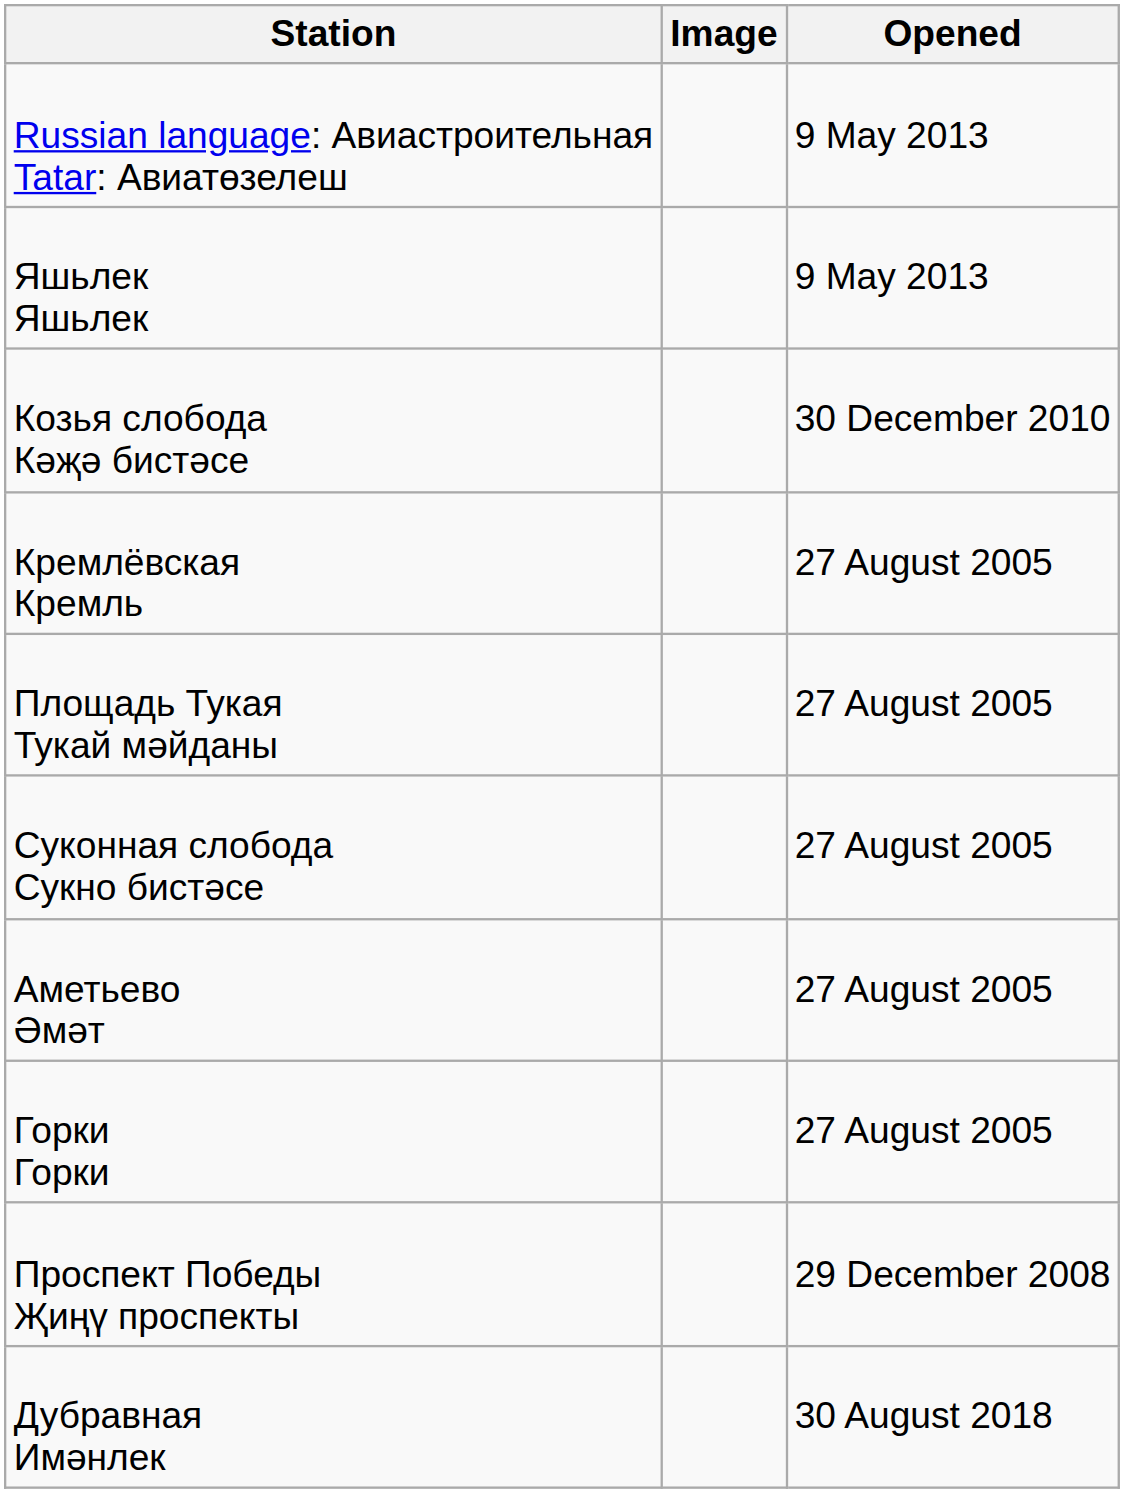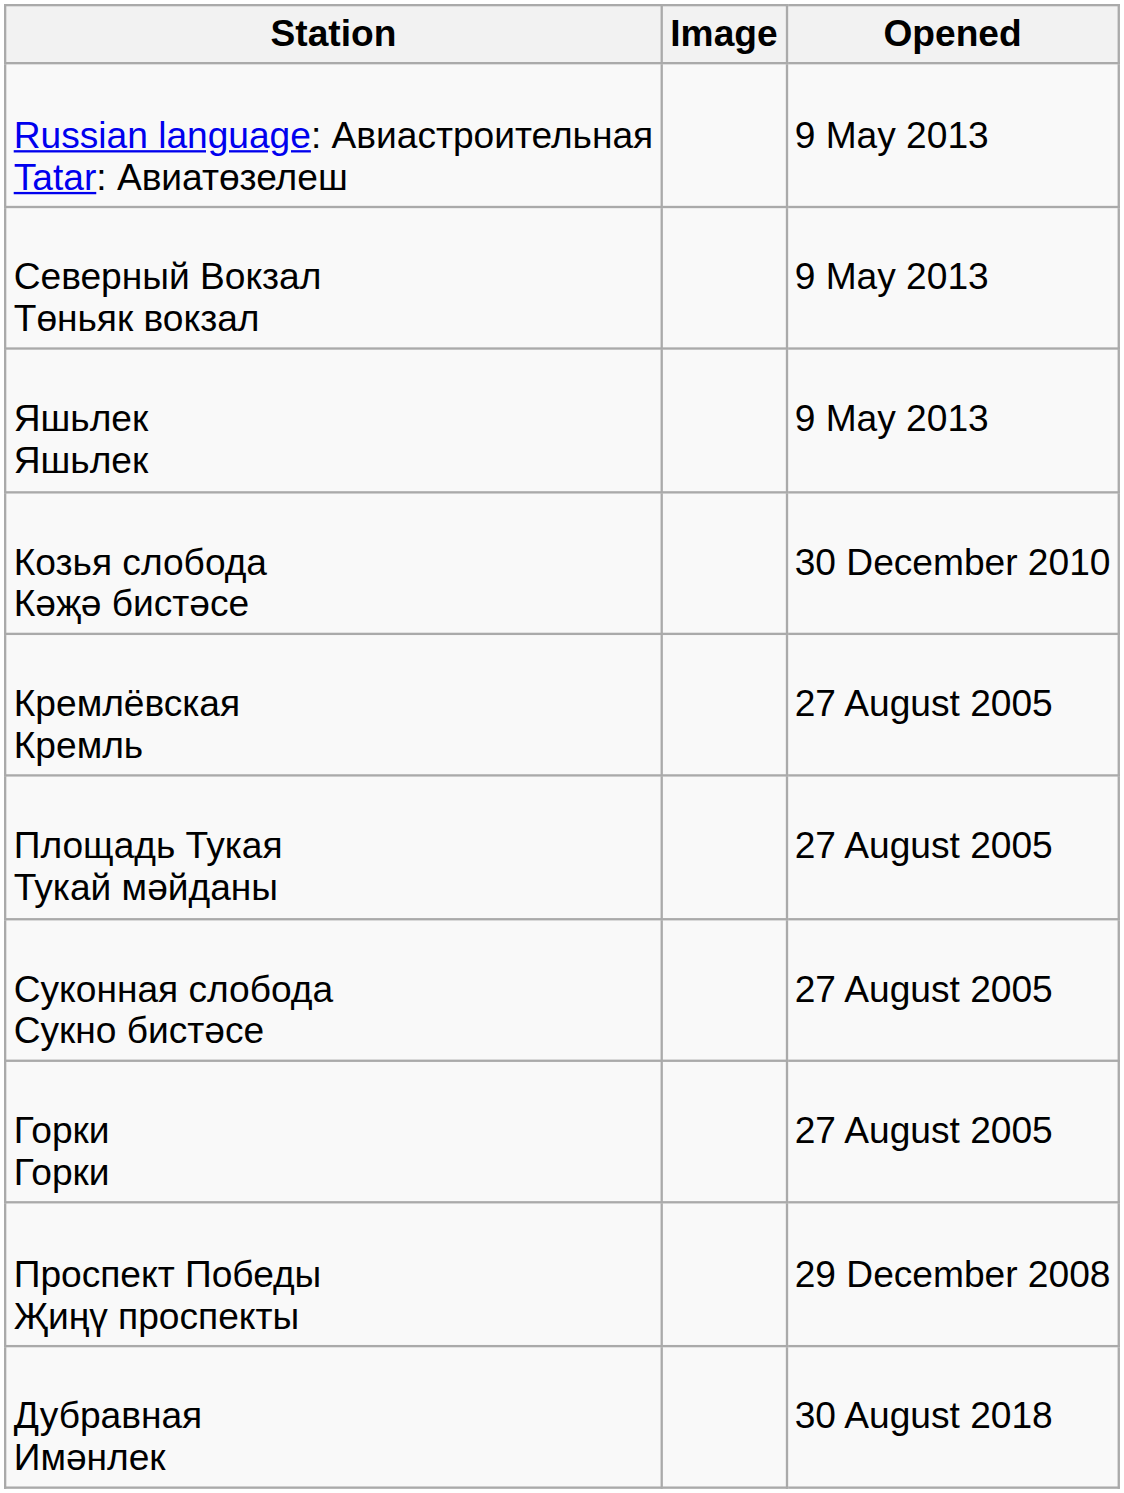+ row: (168, 297)
- row: (97, 1009)
